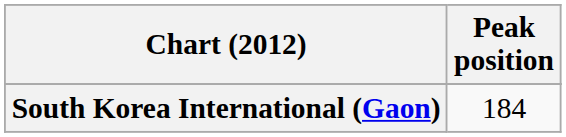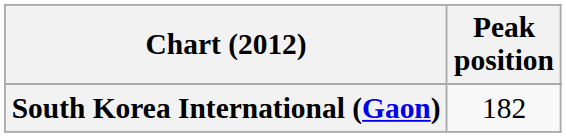(504, 107) 184 -> (504, 107) 182
